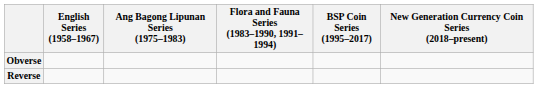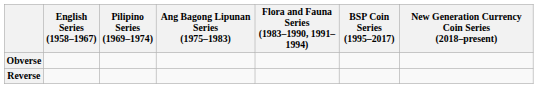+ column: (128, 28)
